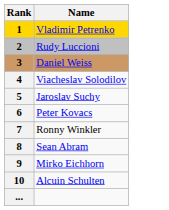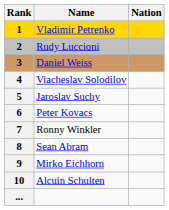+ column: (146, 12)
